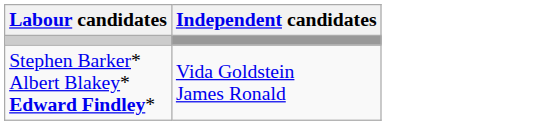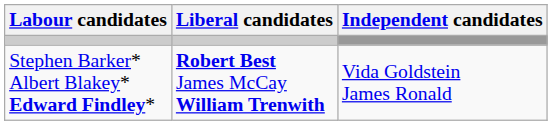+ column: (254, 20)
